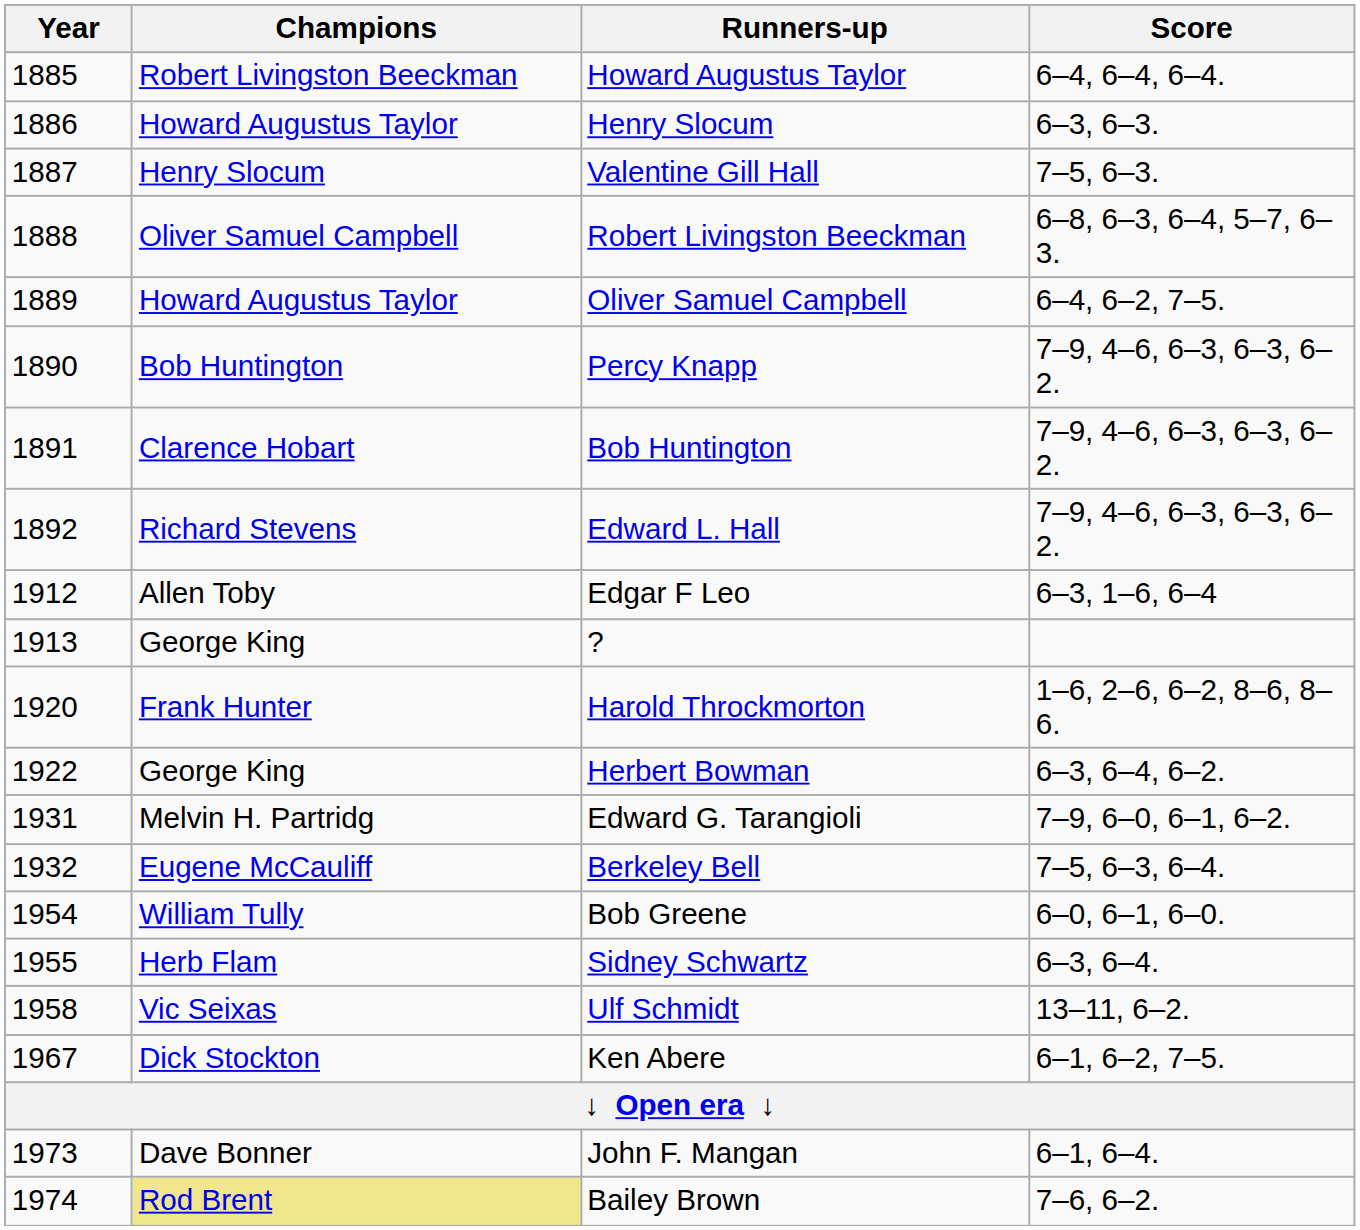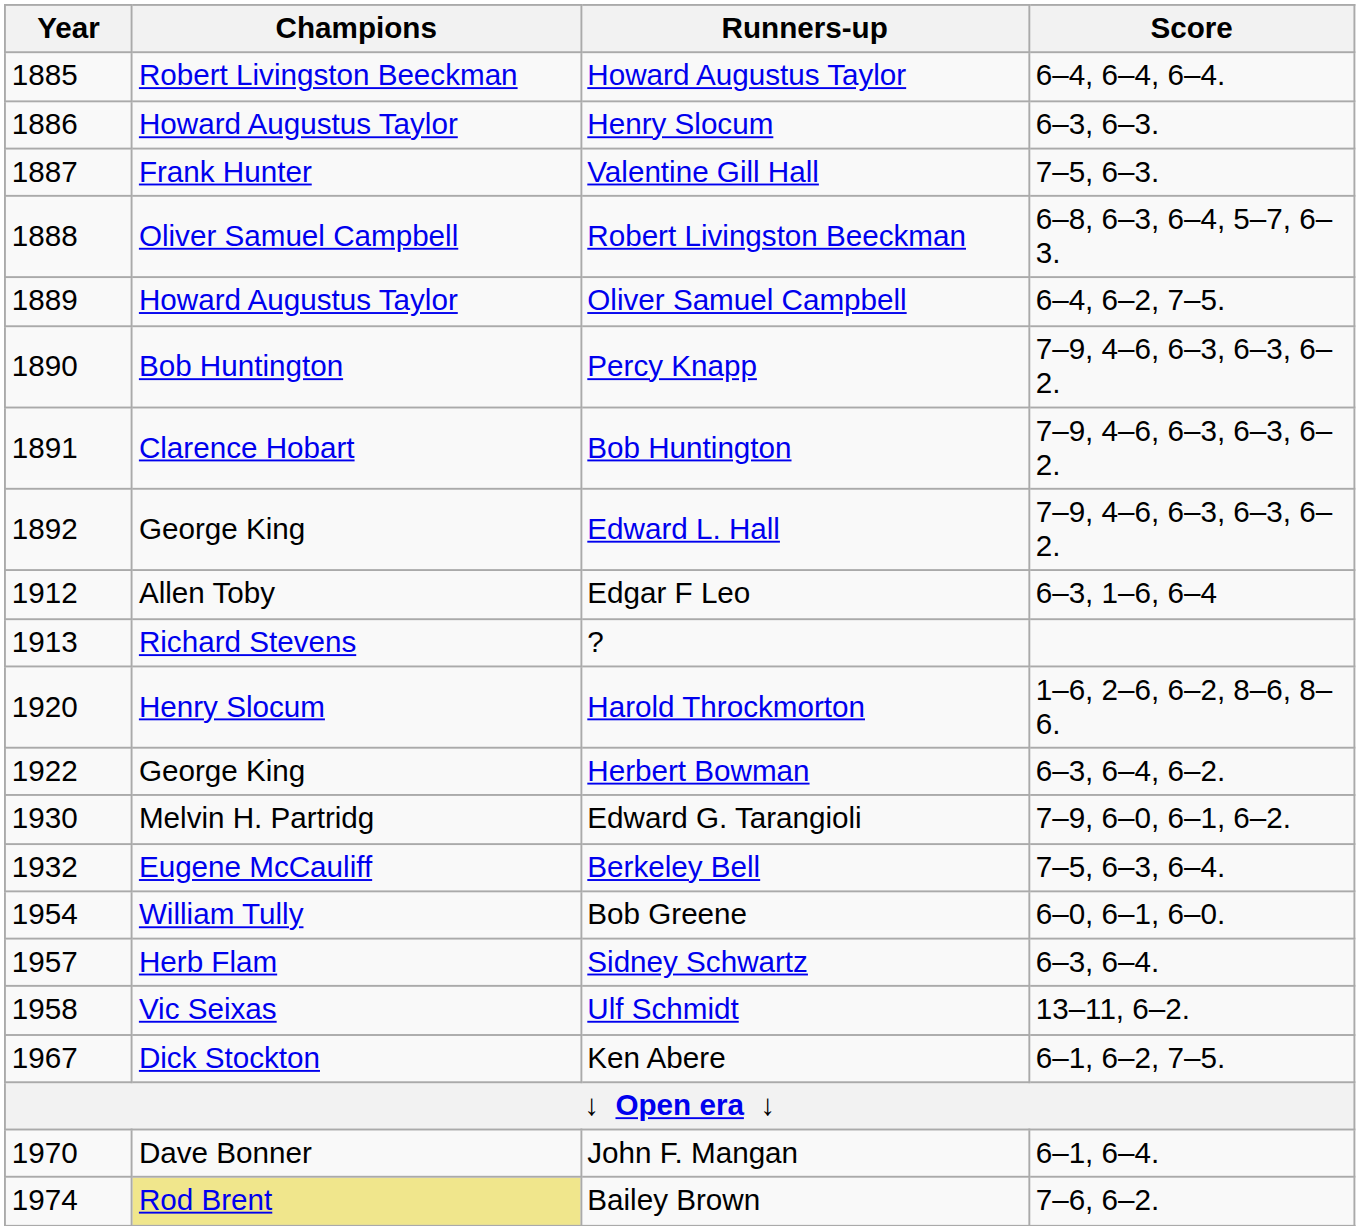(232, 171) Henry Slocum -> (225, 171) Frank Hunter
(248, 528) Richard Stevens -> (222, 528) George King
(222, 641) George King -> (248, 641) Richard Stevens
(225, 706) Frank Hunter -> (232, 706) Henry Slocum
(45, 818) 1931 -> (45, 818) 1930
(45, 961) 1955 -> (45, 961) 1957
(45, 1152) 1973 -> (45, 1152) 1970
